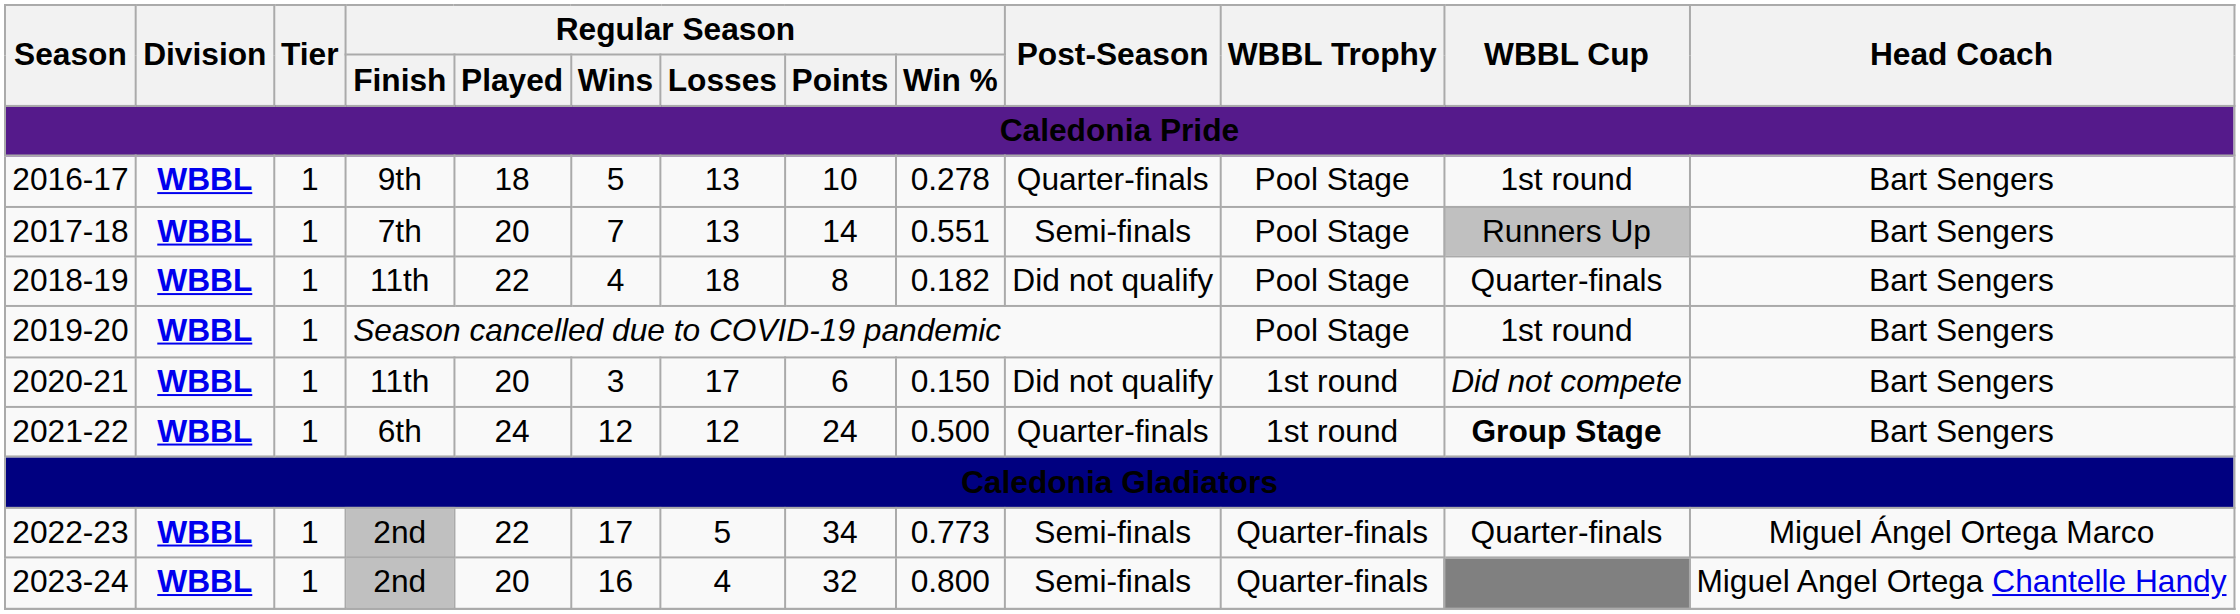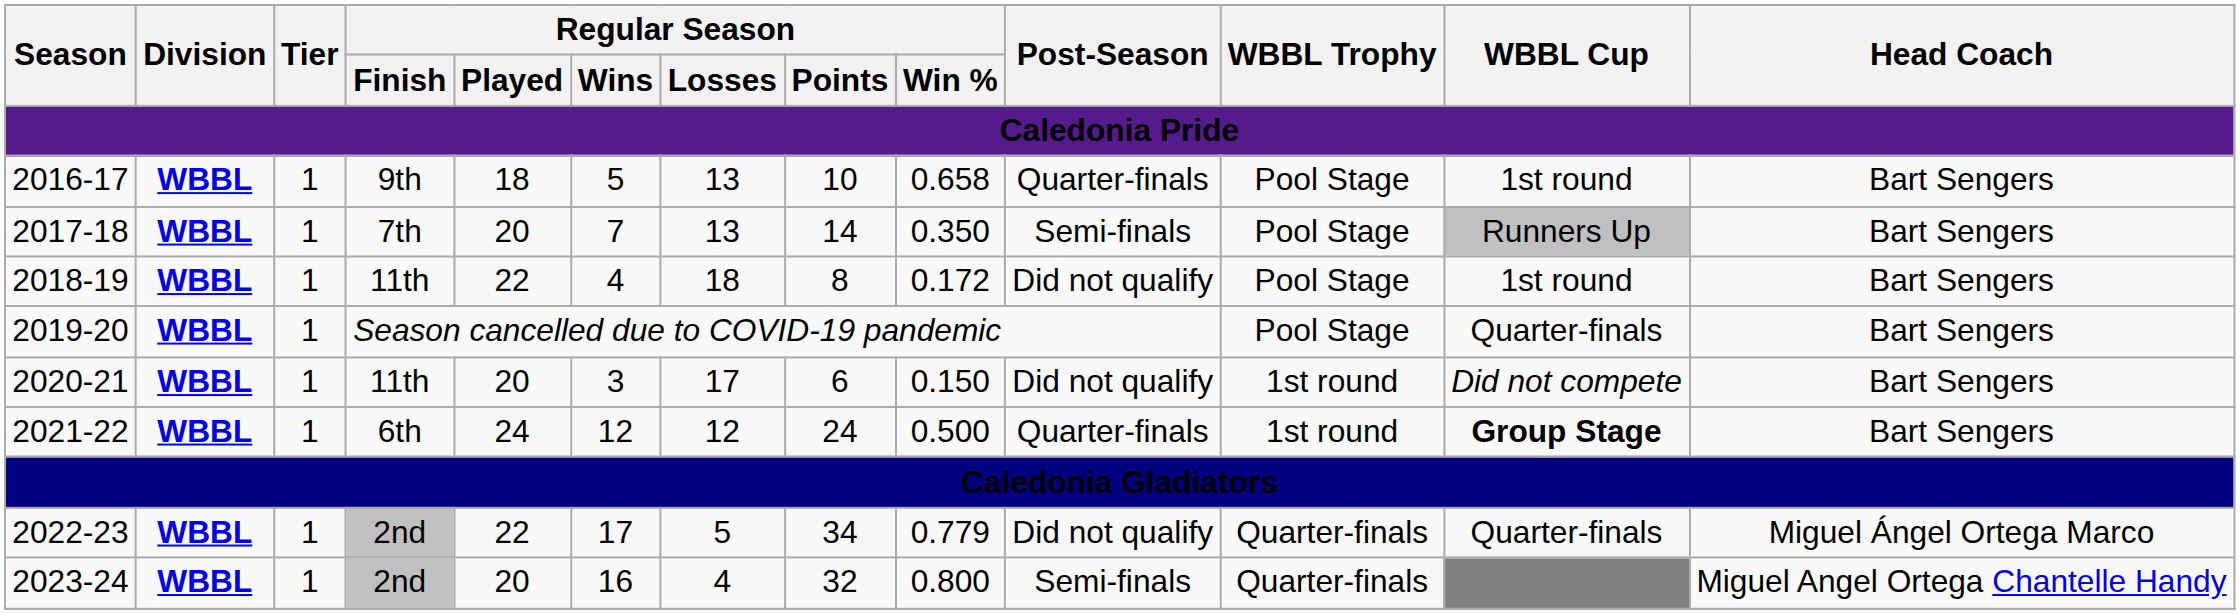(950, 180) 0.278 -> (950, 180) 0.658
(950, 230) 0.551 -> (950, 230) 0.350
(950, 280) 0.182 -> (950, 280) 0.172
(1566, 280) Quarter-finals -> (1566, 280) 1st round
(1566, 331) 1st round -> (1566, 331) Quarter-finals
(950, 532) 0.773 -> (950, 532) 0.779
(1113, 532) Semi-finals -> (1113, 532) Did not qualify
